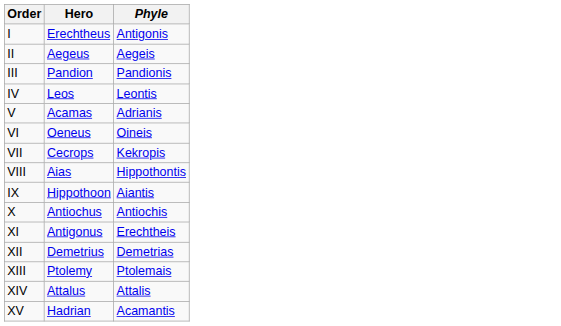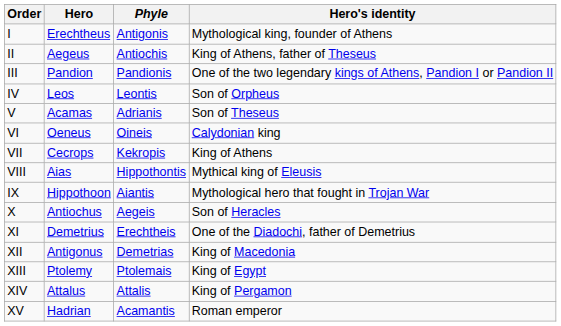+ column: (372, 14)
(136, 53) Aegeis -> (142, 53) Antiochis
(142, 212) Antiochis -> (136, 212) Aegeis
(75, 232) Antigonus -> (75, 232) Demetrius
(75, 251) Demetrius -> (75, 251) Antigonus
